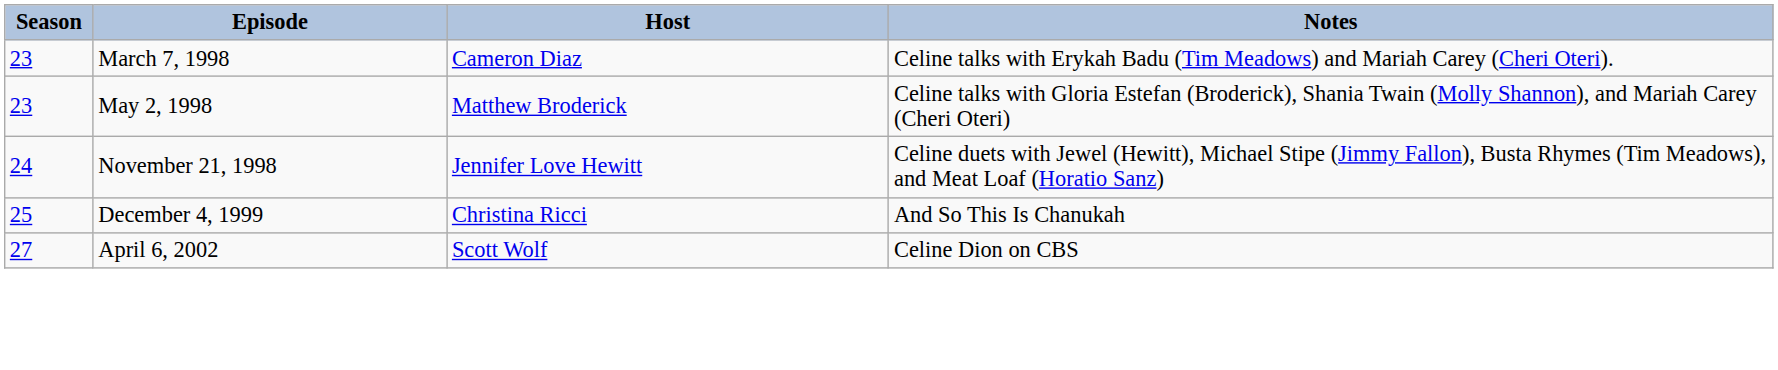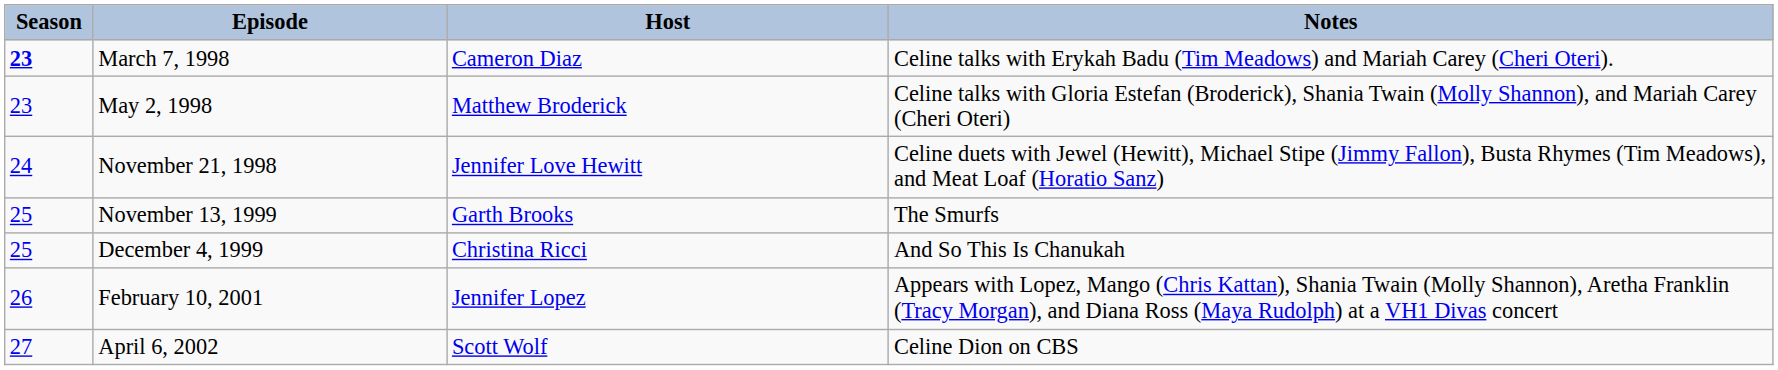(21, 57) normal -> (21, 57) bold
+ row: (188, 214)
+ row: (181, 298)
